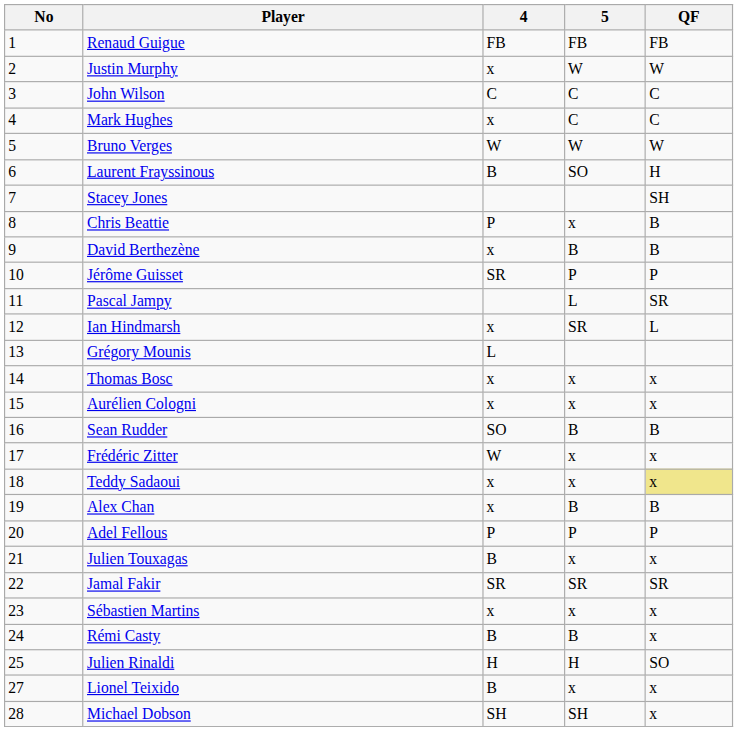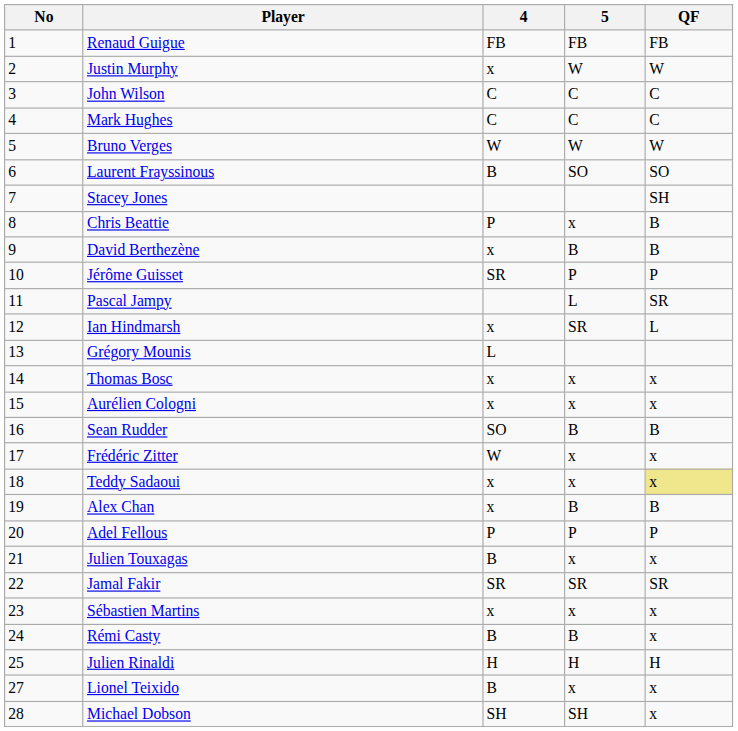(491, 120) x -> (492, 120) C
(655, 171) H -> (659, 171) SO
(659, 662) SO -> (655, 662) H
